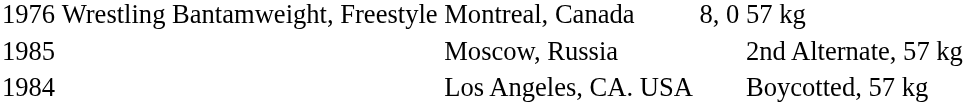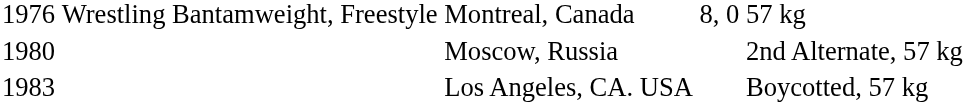(29, 51) 1985 -> (29, 51) 1980
(29, 87) 1984 -> (29, 87) 1983
